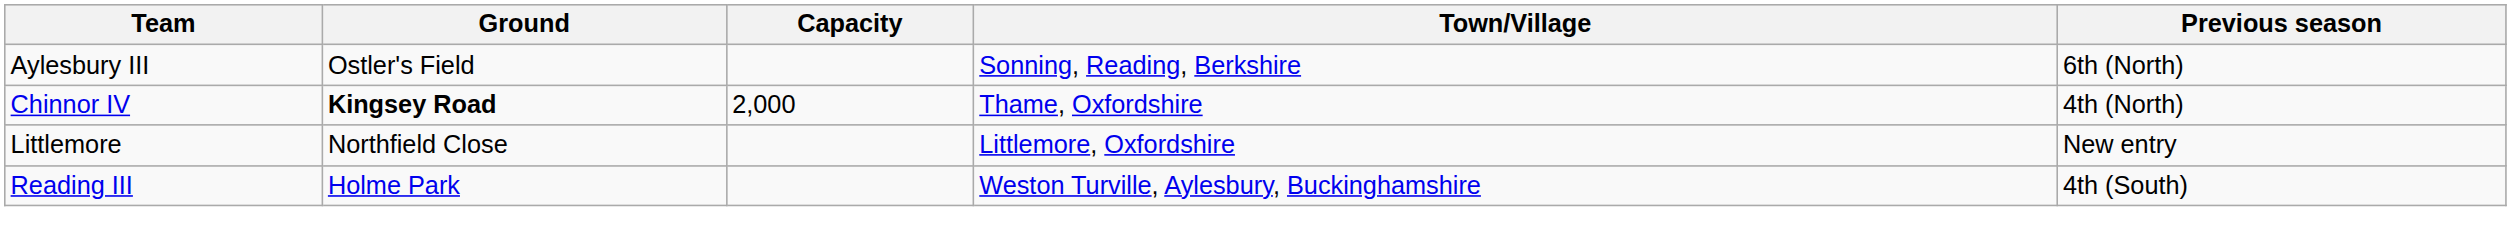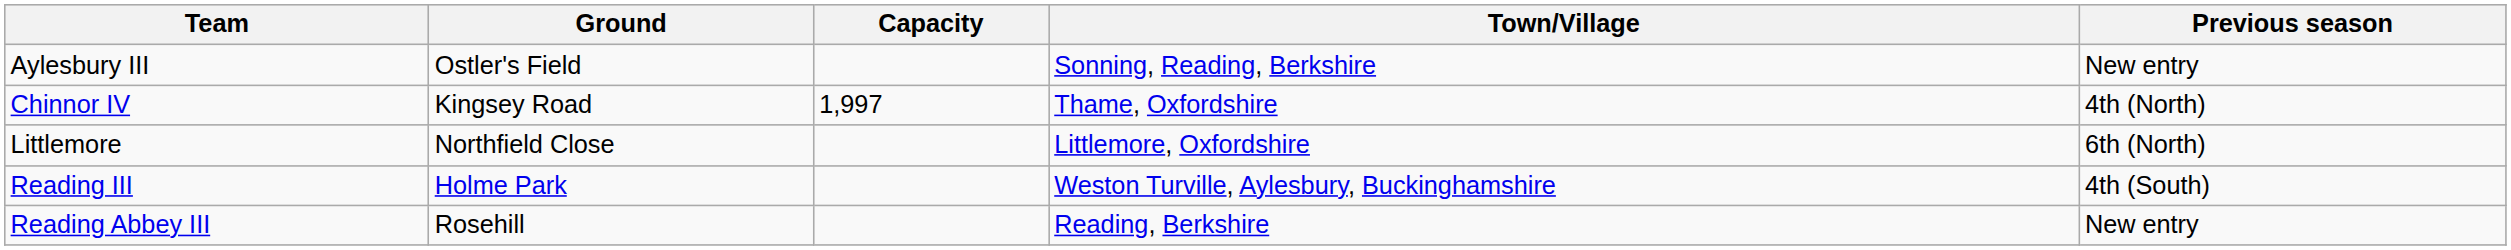(2123, 64) 6th (North) -> (2142, 64) New entry
(412, 104) bold -> (513, 104) normal
(764, 104) 2,000 -> (851, 104) 1,997
(2120, 144) New entry -> (2145, 144) 6th (North)
+ row: (110, 225)
